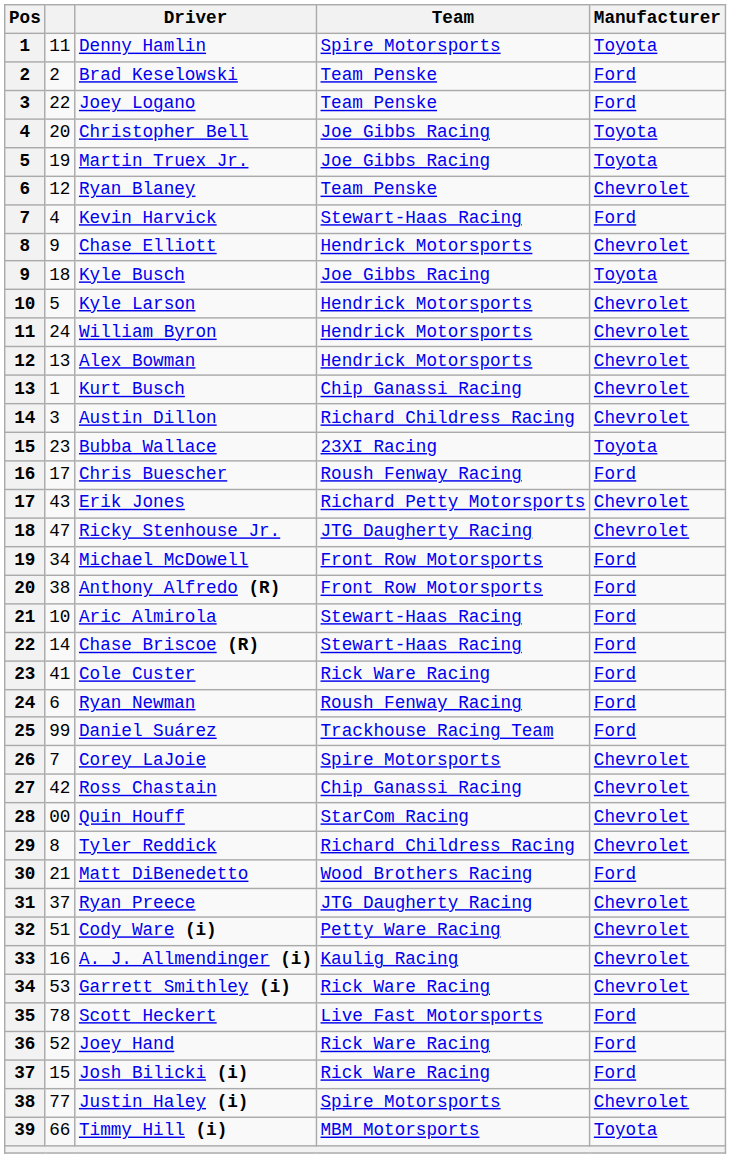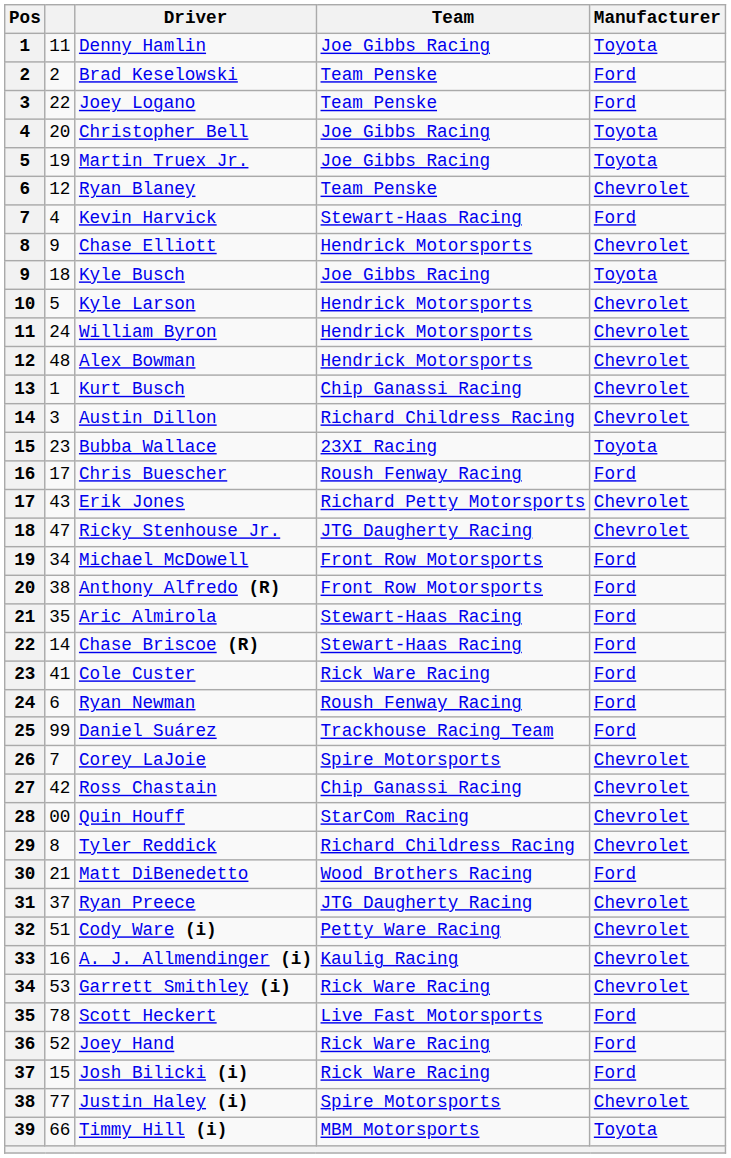(411, 48) Spire Motorsports -> (405, 48) Joe Gibbs Racing
(60, 361) 13 -> (60, 361) 48
(60, 618) 10 -> (60, 618) 35
